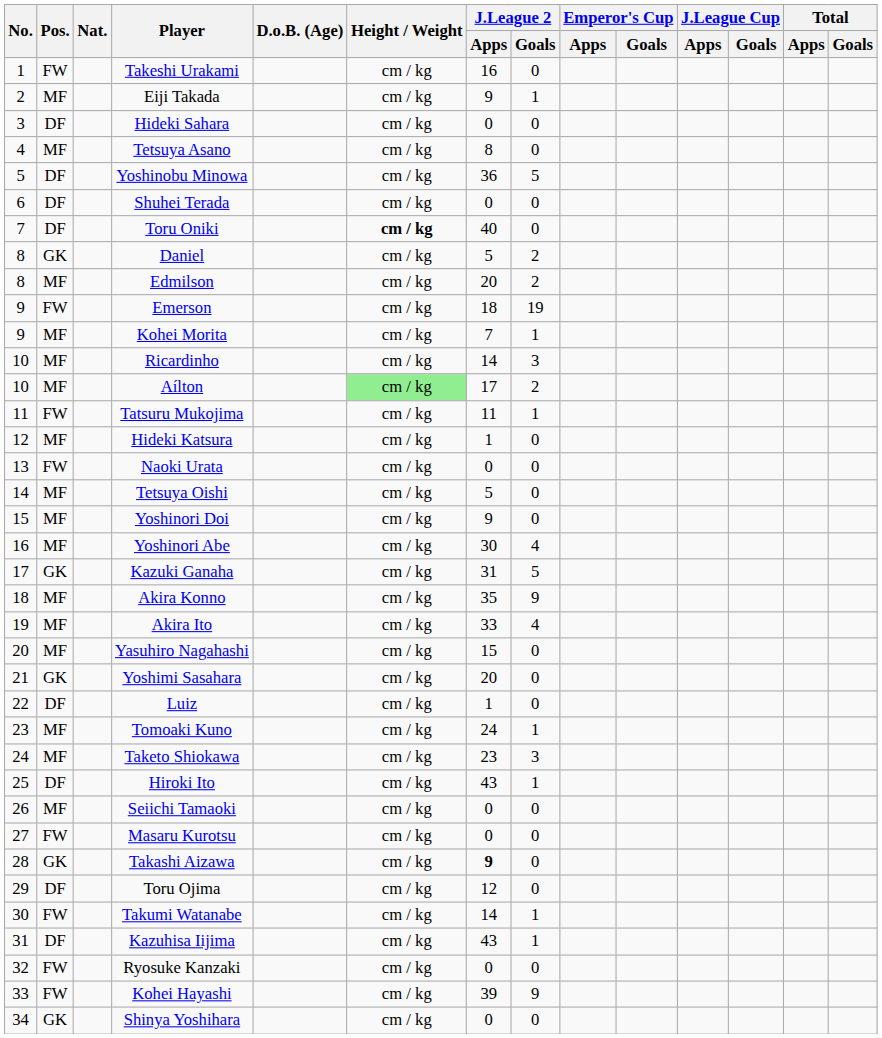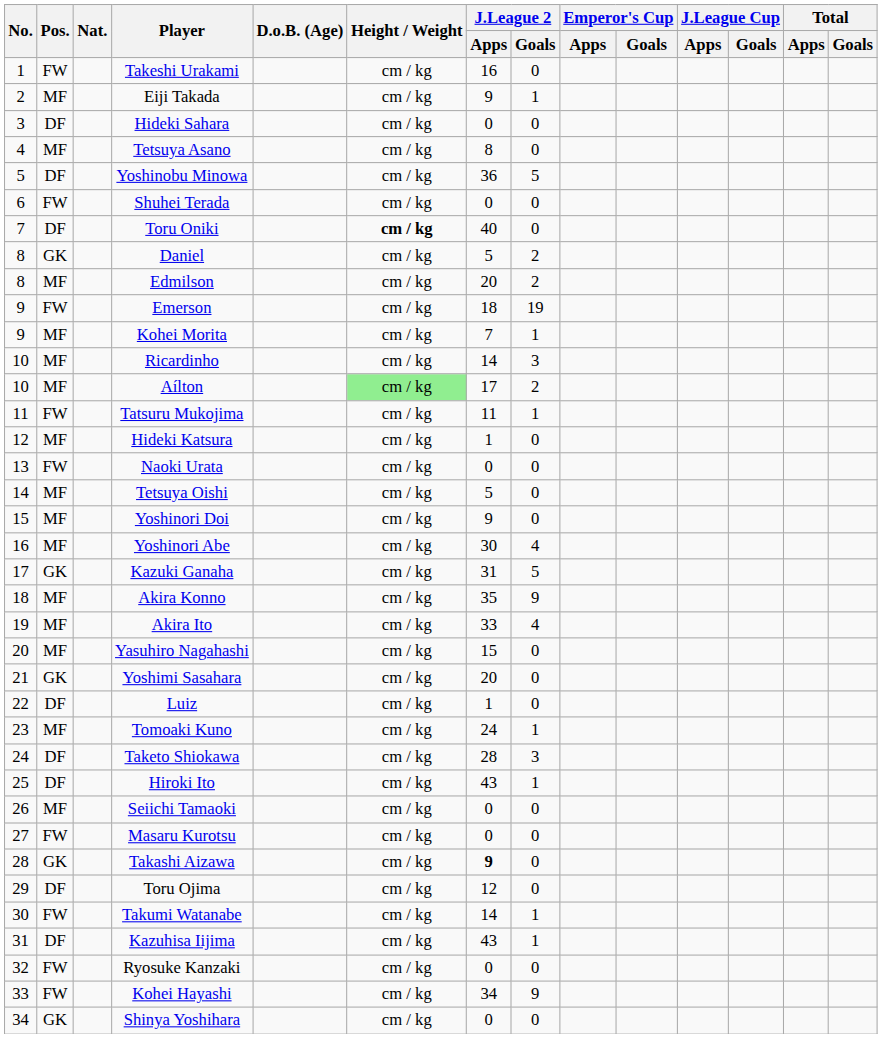(55, 202) DF -> (55, 202) FW
(55, 756) MF -> (55, 756) DF
(489, 756) 23 -> (489, 756) 28
(489, 994) 39 -> (489, 994) 34
